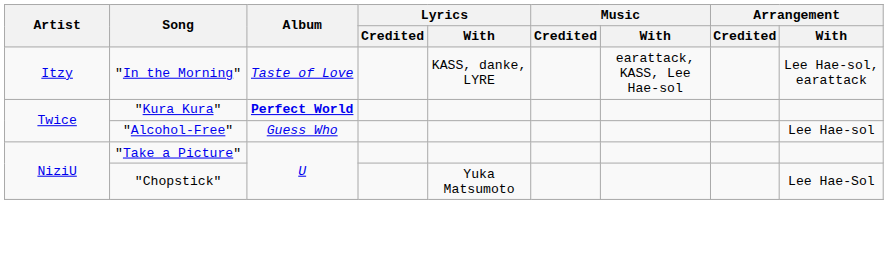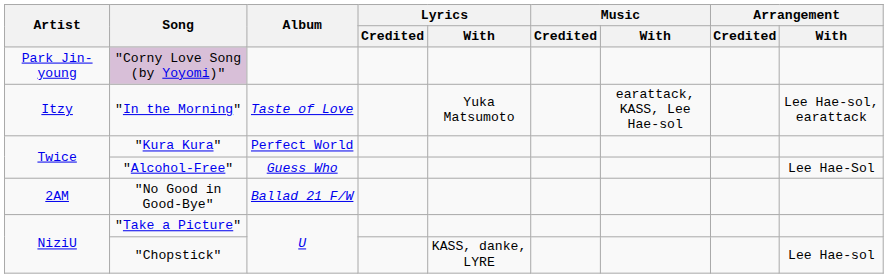+ row: (178, 66)
(479, 73) KASS, danke, LYRE -> (479, 110) Yuka Matsumoto
(302, 110) bold -> (302, 146) normal
(831, 131) Lee Hae-sol -> (831, 168) Lee Hae-Sol
+ row: (178, 197)
(479, 181) Yuka Matsumoto -> (479, 255) KASS, danke, LYRE
(831, 181) Lee Hae-Sol -> (831, 255) Lee Hae-sol
